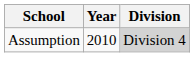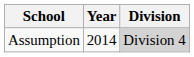(102, 39) 2010 -> (102, 39) 2014
